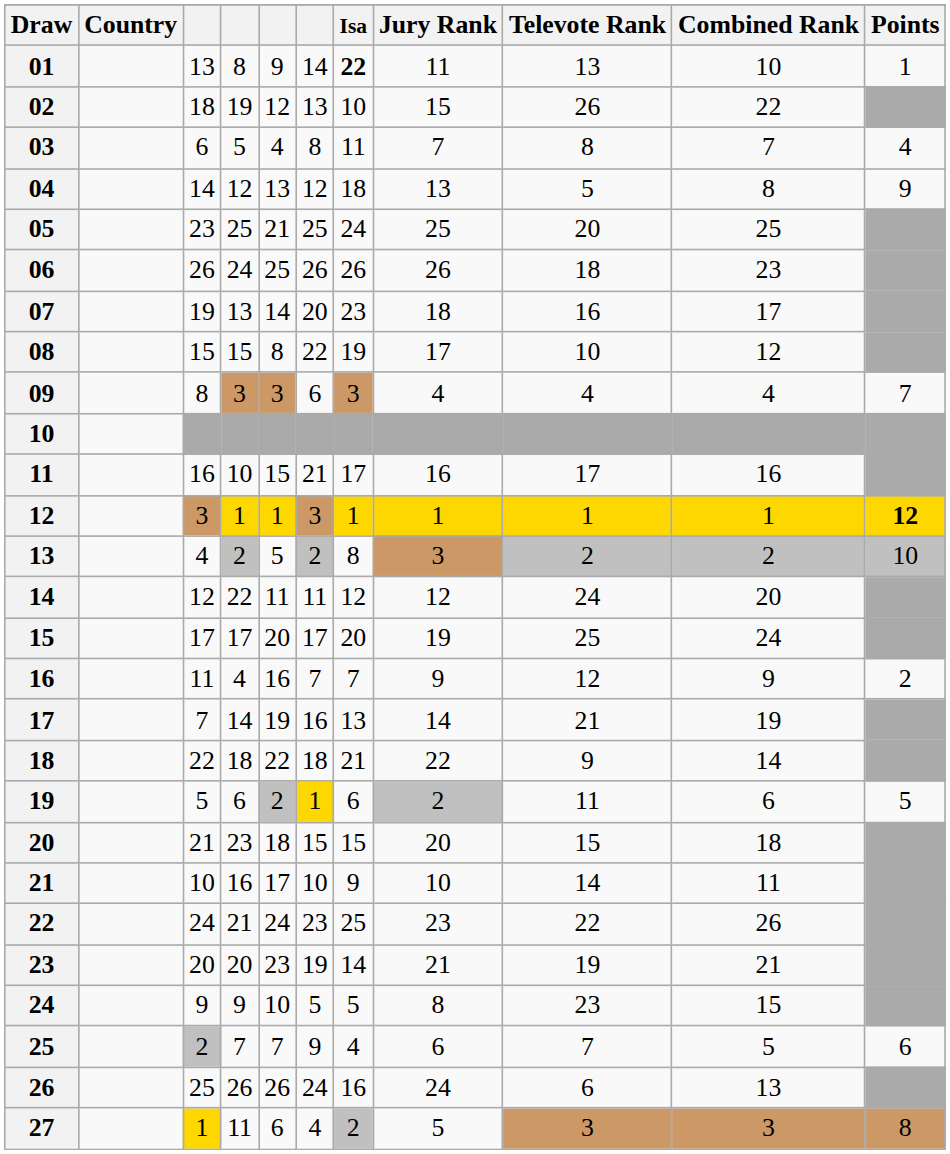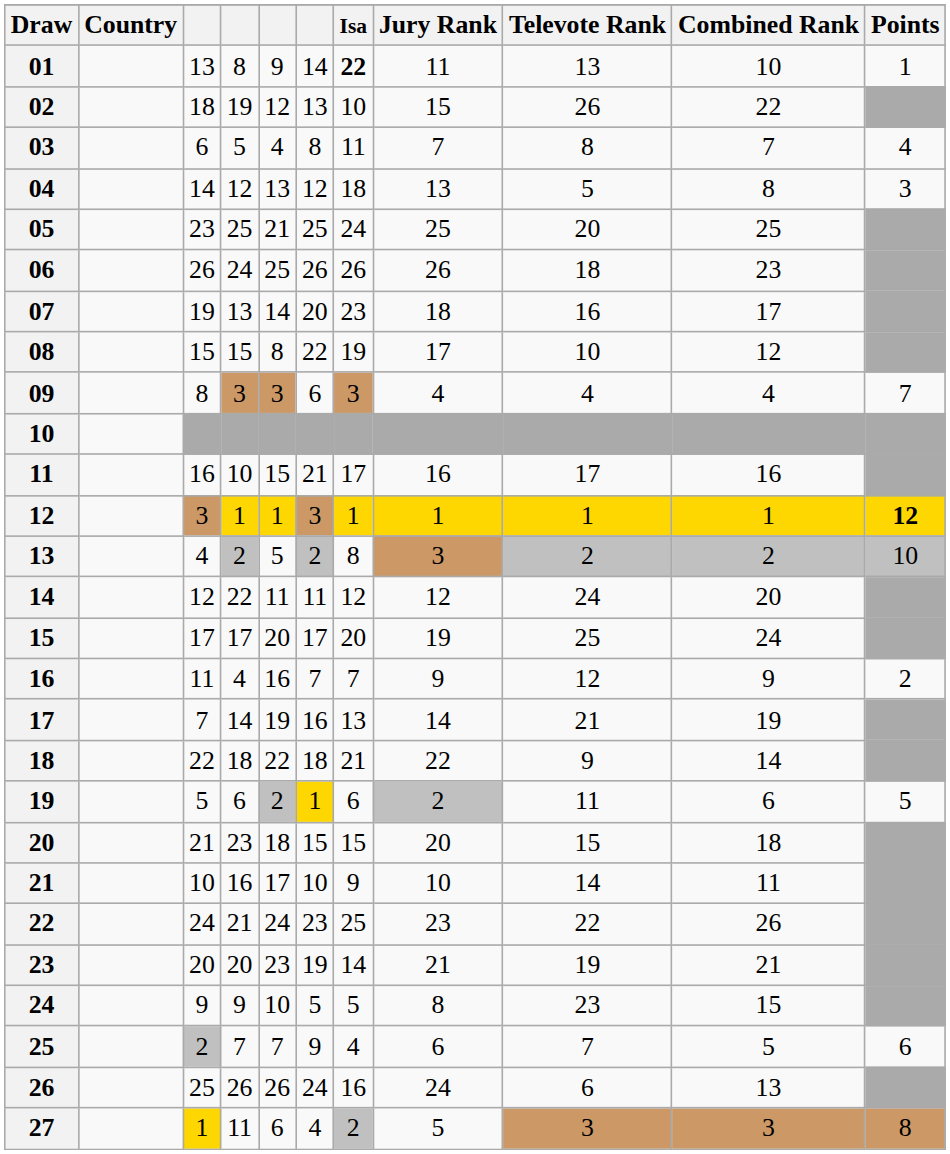(905, 188) 9 -> (905, 188) 3
